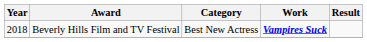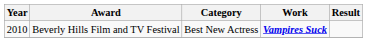(17, 29) 2018 -> (17, 29) 2010
